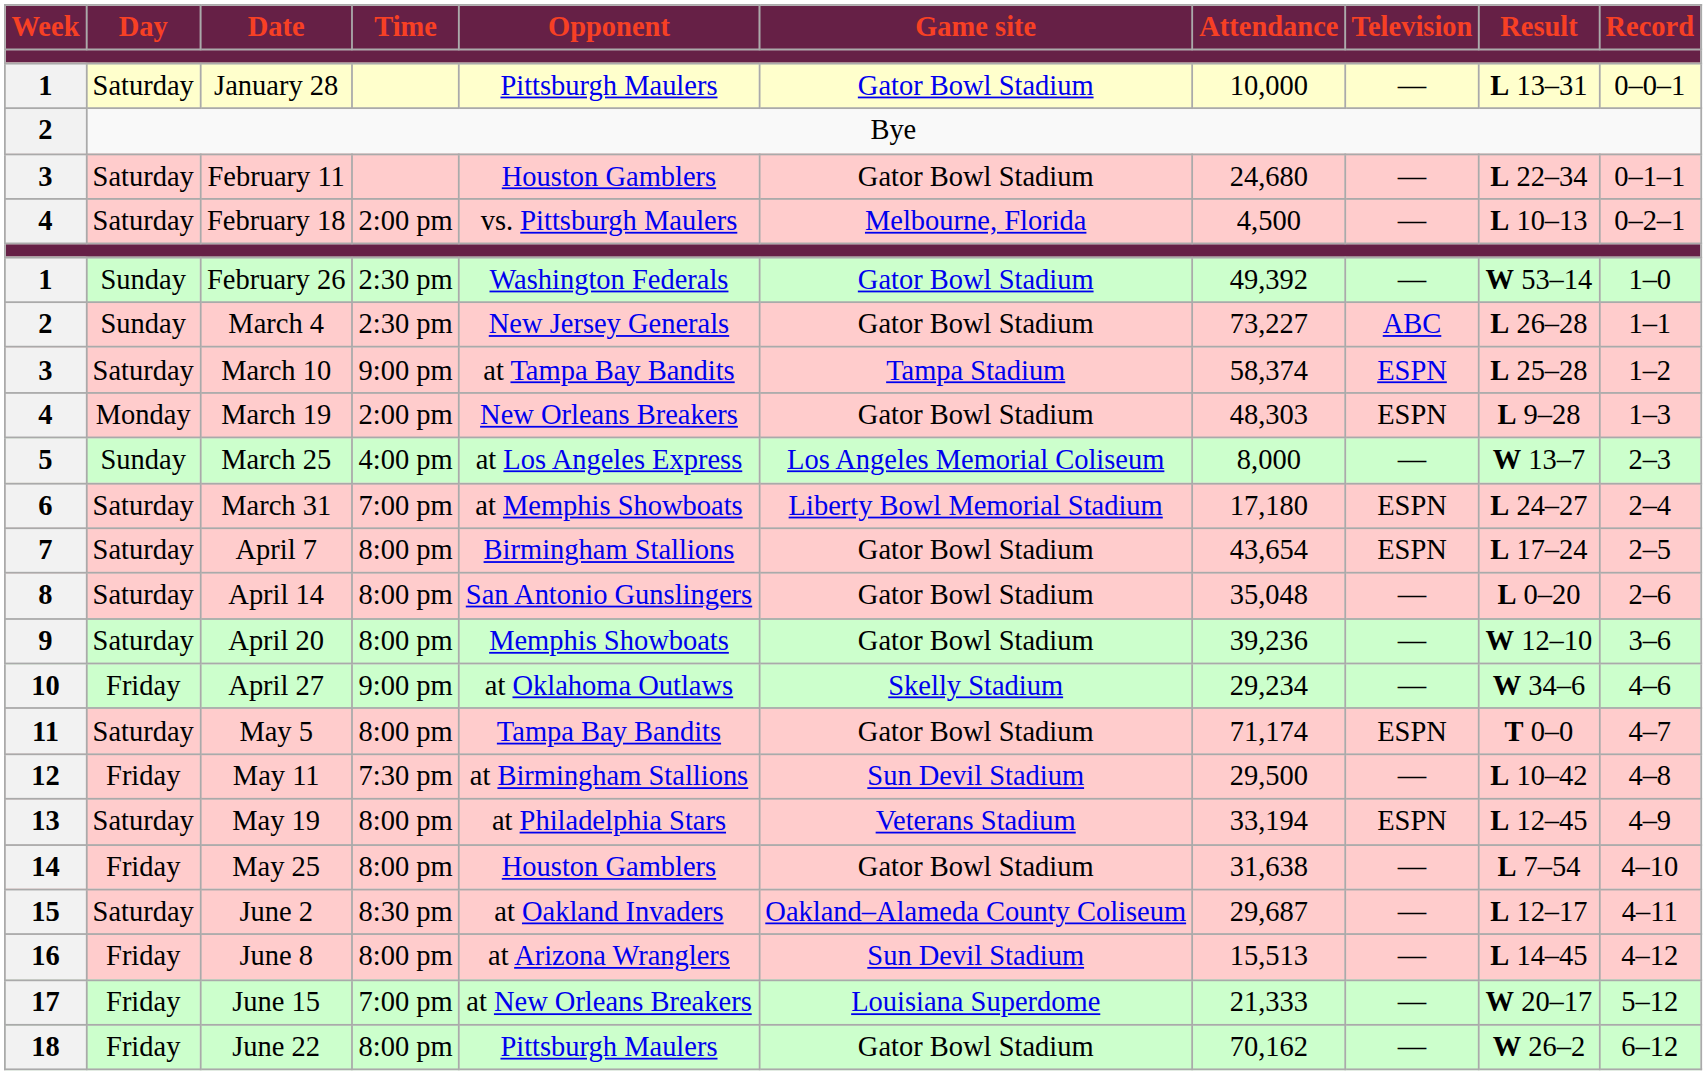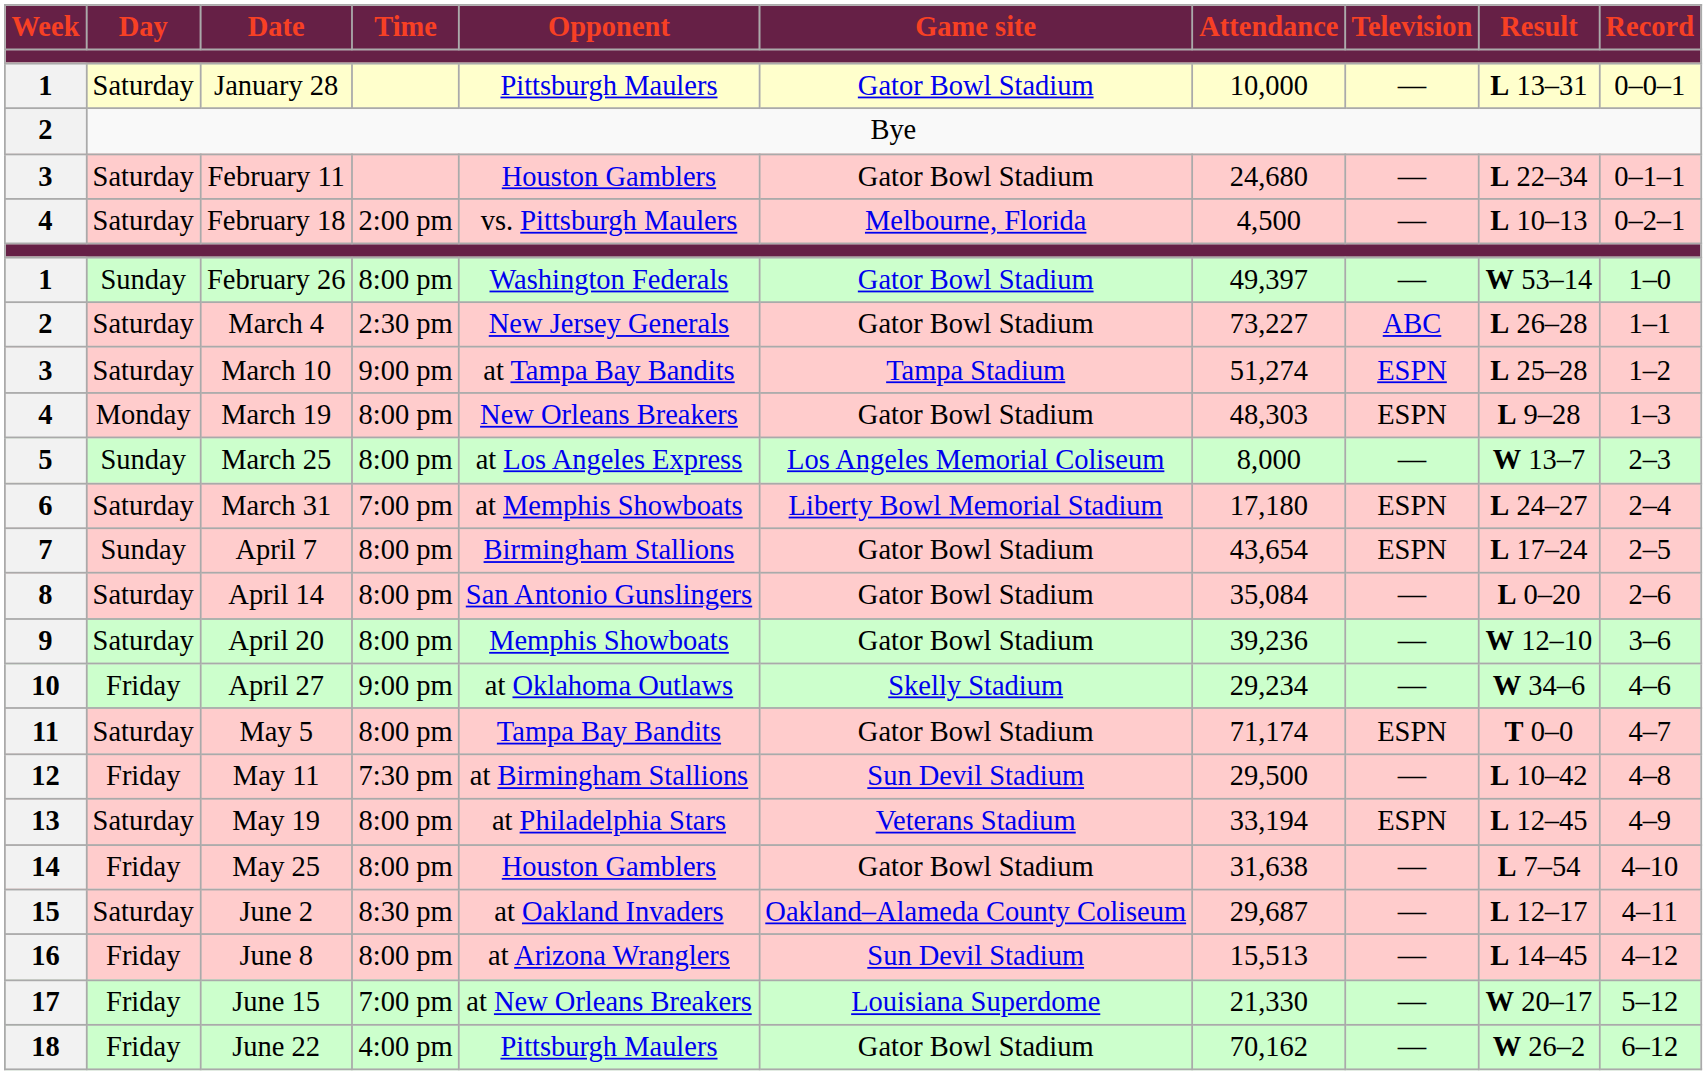(406, 279) 2:30 pm -> (406, 279) 8:00 pm
(1269, 279) 49,392 -> (1269, 279) 49,397
(143, 324) Sunday -> (143, 324) Saturday
(1269, 369) 58,374 -> (1269, 369) 51,274
(406, 414) 2:00 pm -> (406, 414) 8:00 pm
(406, 459) 4:00 pm -> (406, 459) 8:00 pm
(143, 550) Saturday -> (143, 550) Sunday
(1269, 595) 35,048 -> (1269, 595) 35,084
(1269, 1001) 21,333 -> (1269, 1001) 21,330
(406, 1047) 8:00 pm -> (406, 1047) 4:00 pm
